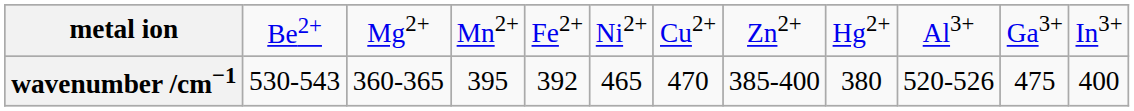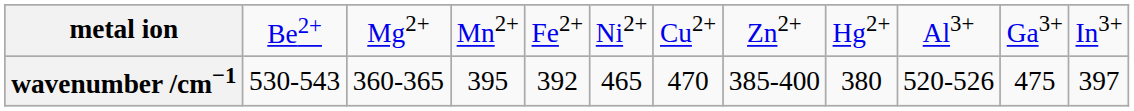(1099, 80) 400 -> (1099, 80) 397
